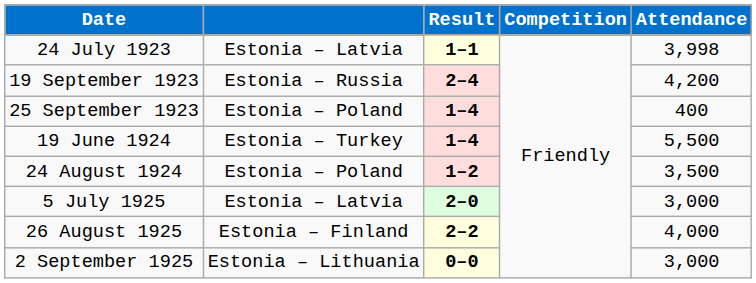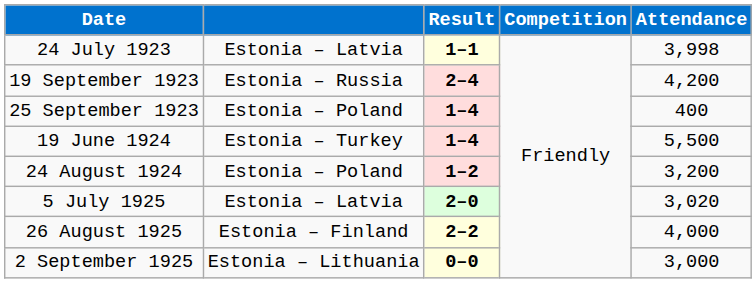(692, 171) 3,500 -> (692, 171) 3,200
(692, 202) 3,000 -> (692, 202) 3,020
